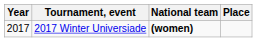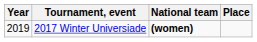(18, 28) 2017 -> (18, 28) 2019
